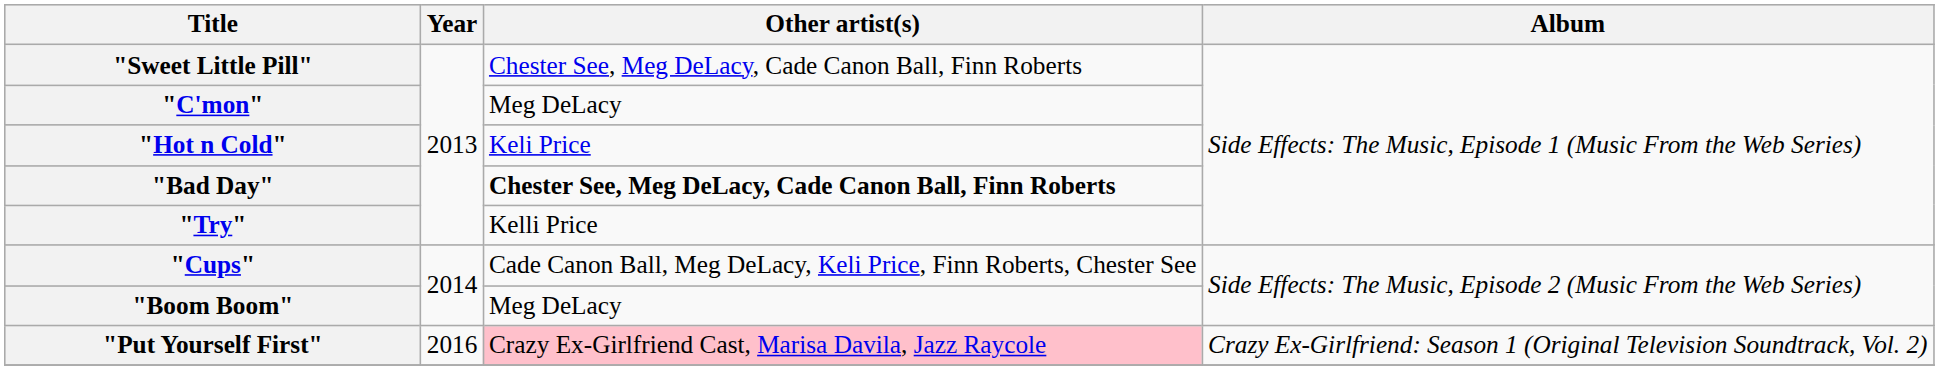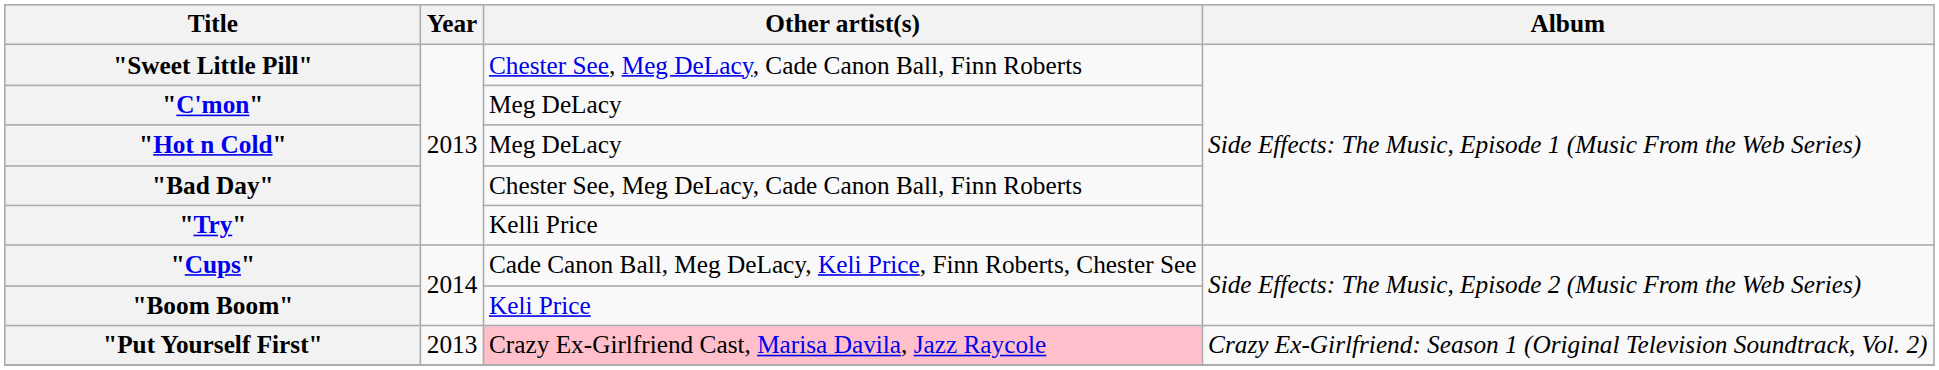(540, 144) Keli Price -> (555, 144) Meg DeLacy
(802, 184) bold -> (785, 184) normal
(555, 305) Meg DeLacy -> (540, 305) Keli Price
(452, 345) 2016 -> (452, 345) 2013
